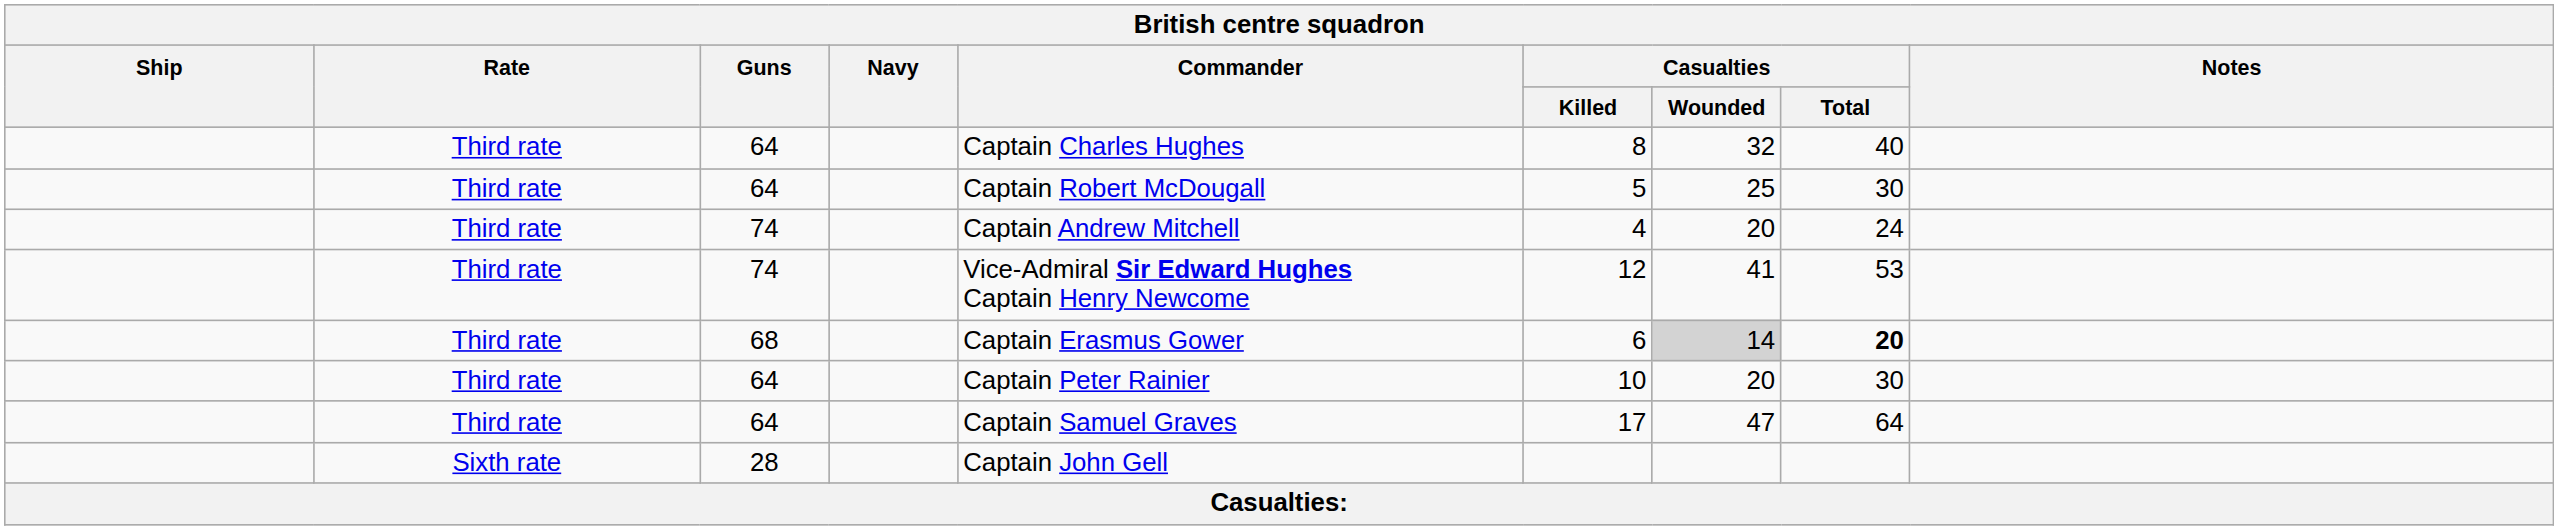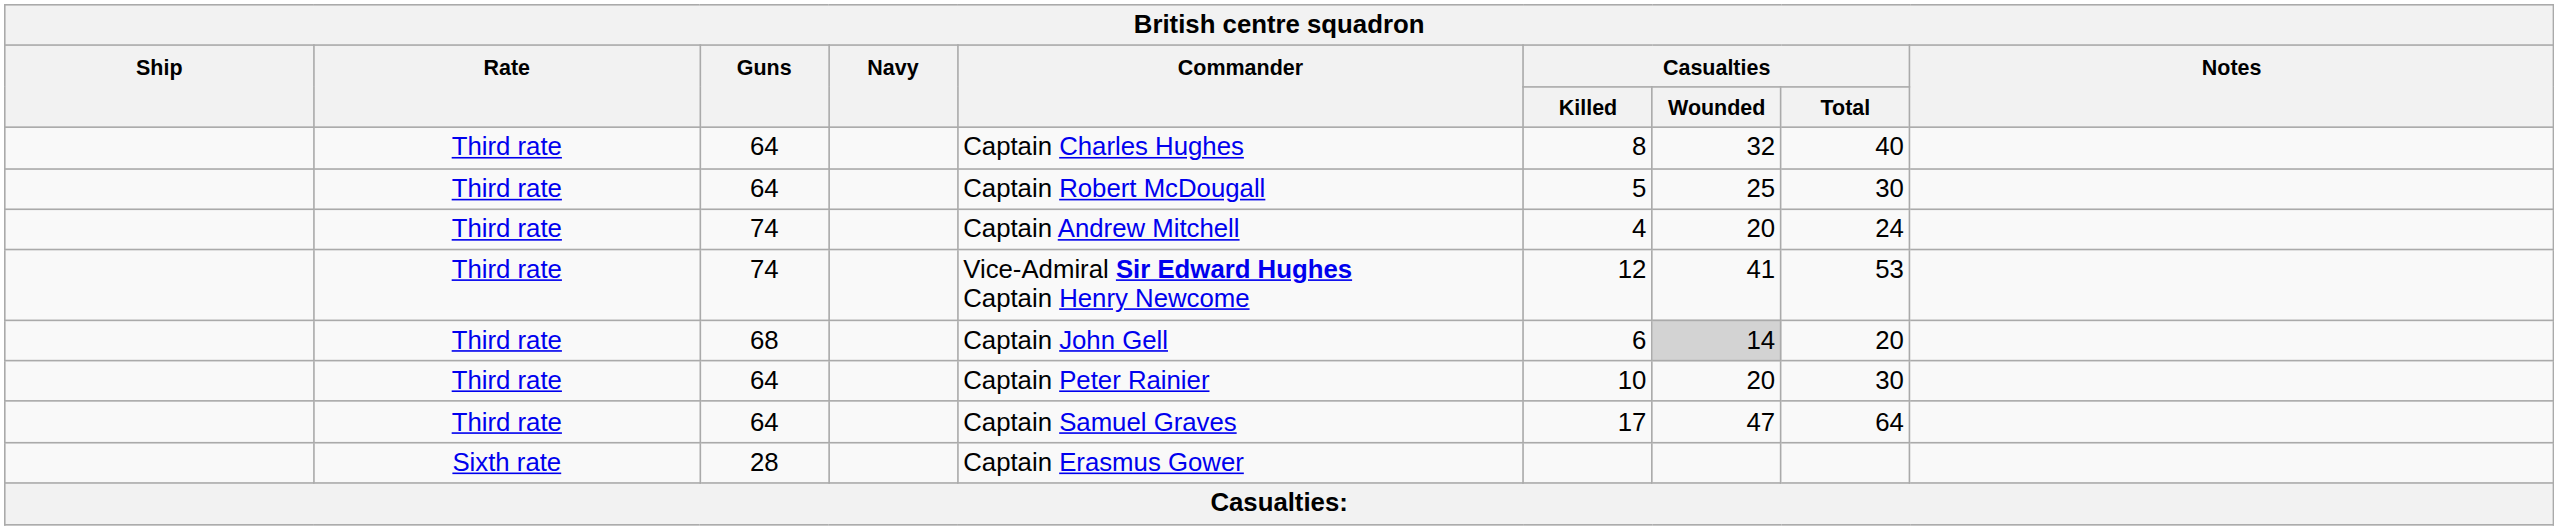(1104, 339) Captain Erasmus Gower -> (1066, 339) Captain John Gell
(1889, 339) bold -> (1889, 339) normal
(1066, 462) Captain John Gell -> (1104, 462) Captain Erasmus Gower
